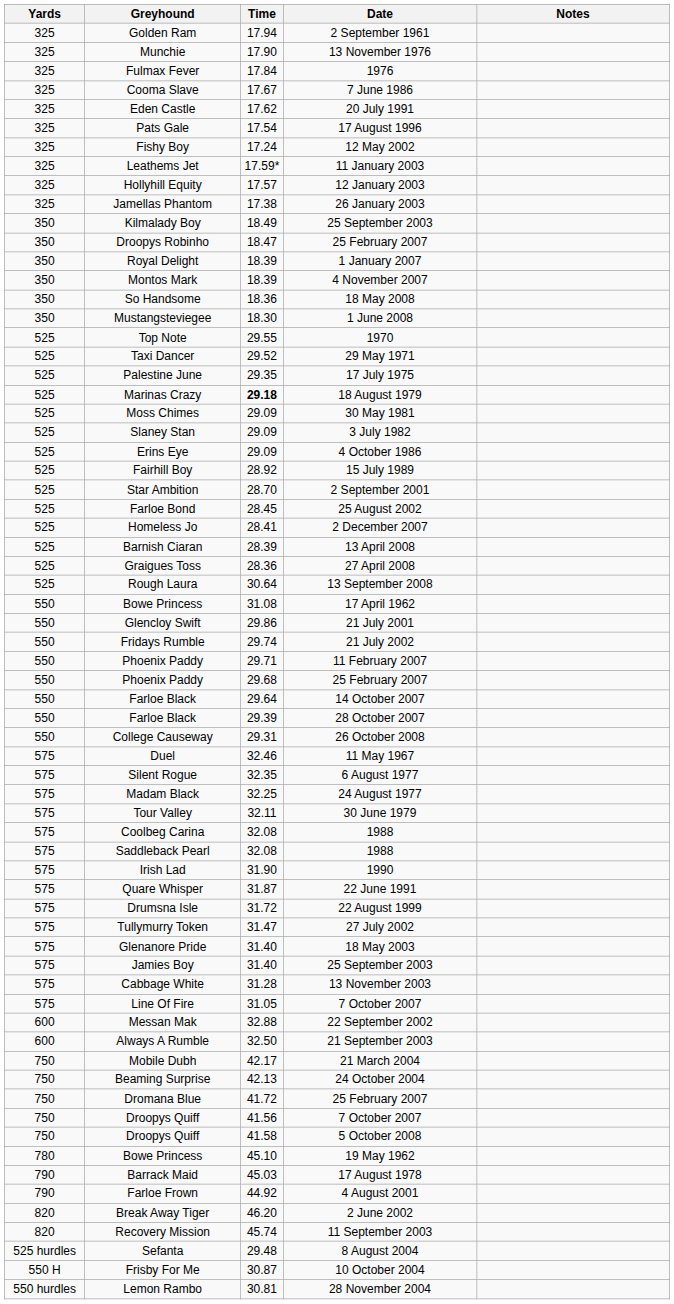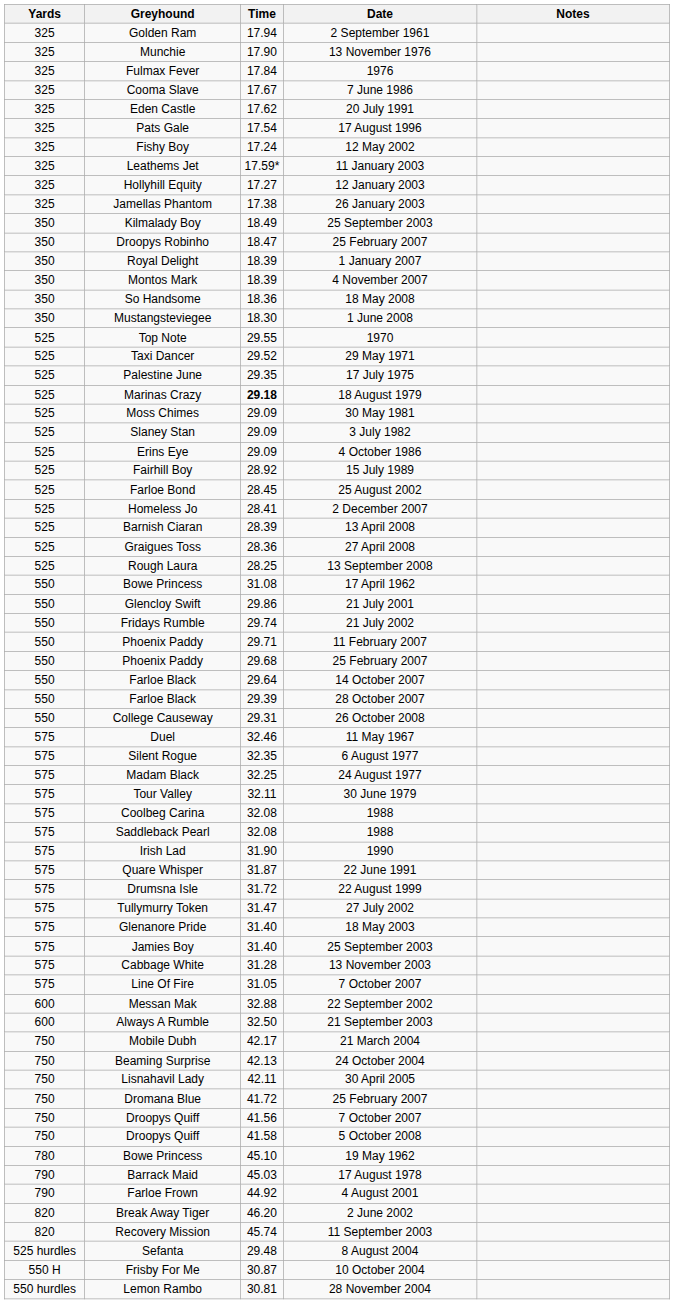(262, 185) 17.57 -> (262, 185) 17.27
- row: (163, 489)
(262, 584) 30.64 -> (262, 565) 28.25
+ row: (163, 1079)
